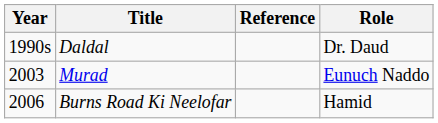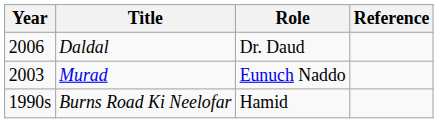columns swapped: (376, 18) <-> (277, 18)
(30, 46) 1990s -> (26, 46) 2006
(26, 103) 2006 -> (30, 103) 1990s
